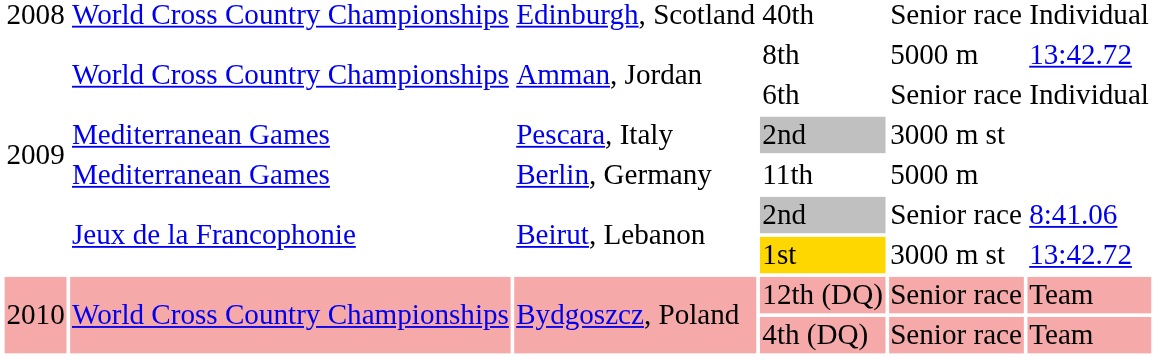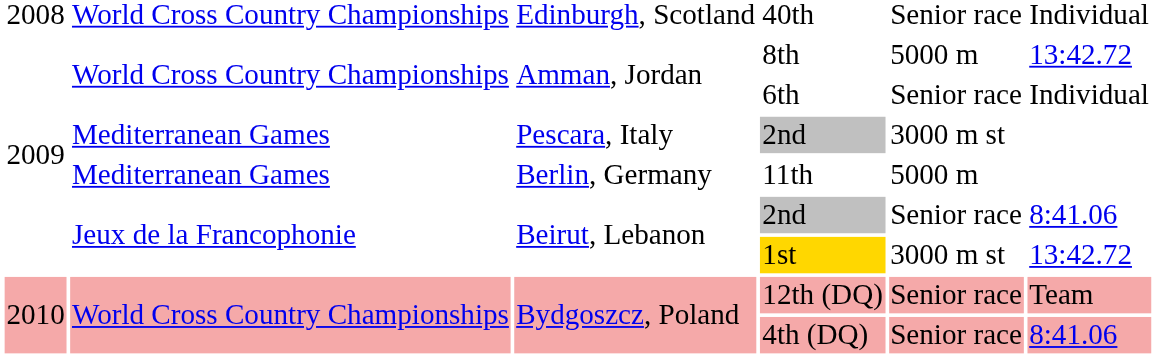(1061, 334) Team -> (1073, 334) 8:41.06
